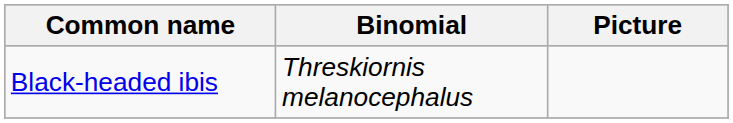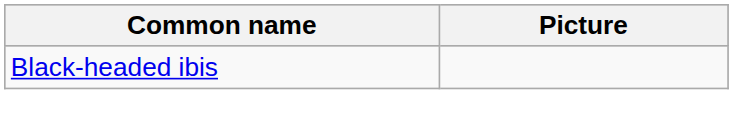- column: (412, 25)
